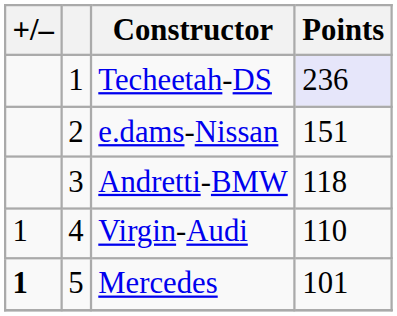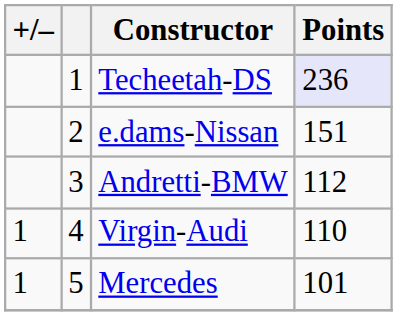(325, 181) 118 -> (325, 181) 112
(20, 282) bold -> (20, 282) normal
